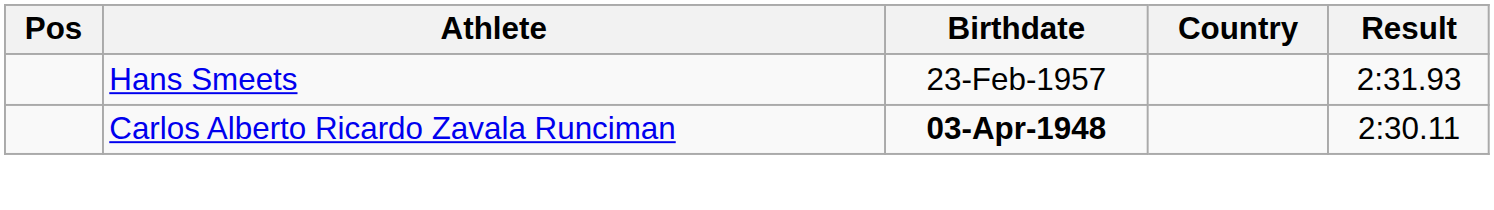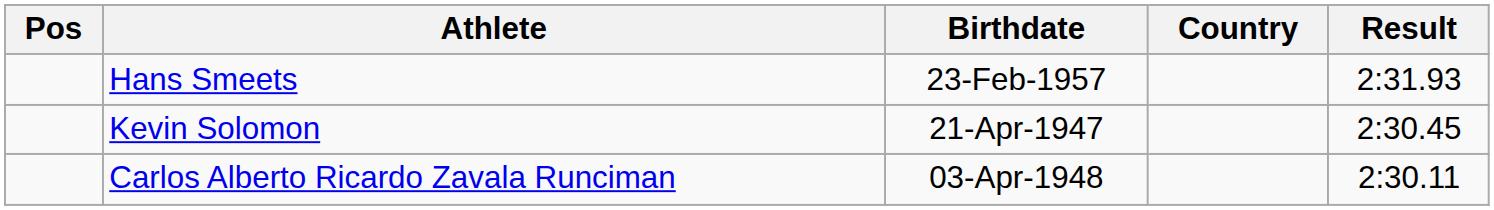+ row: (215, 128)
(1016, 128) bold -> (1016, 178) normal
